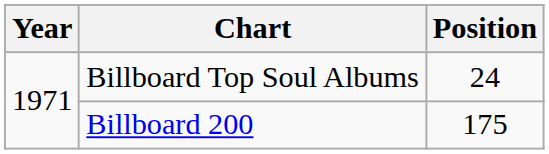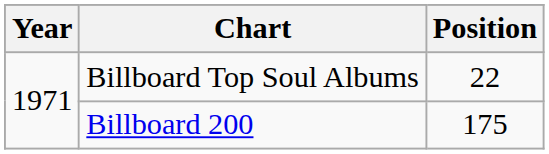(485, 76) 24 -> (485, 76) 22
